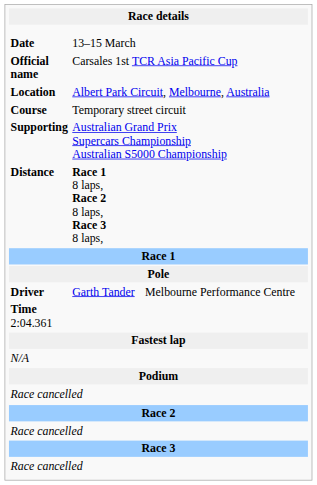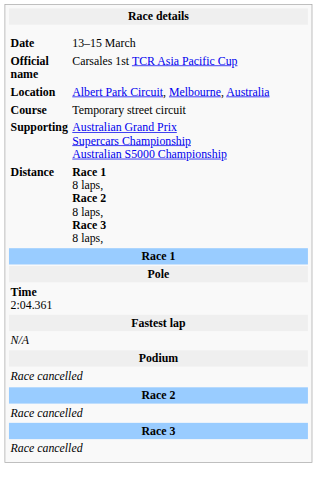- row: (27, 292)
